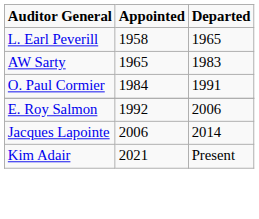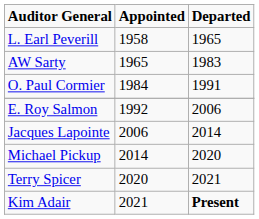+ row: (54, 156)
+ row: (44, 179)
(213, 156) normal -> (215, 202) bold
